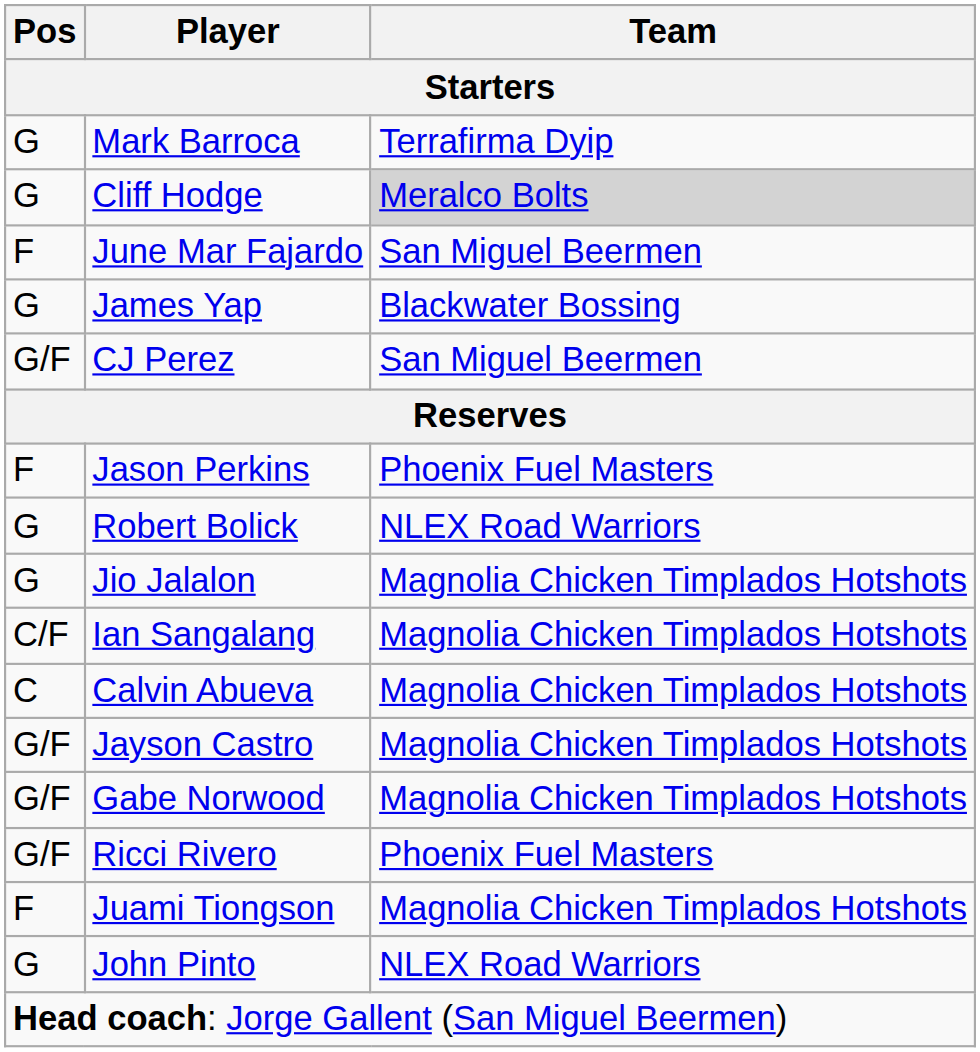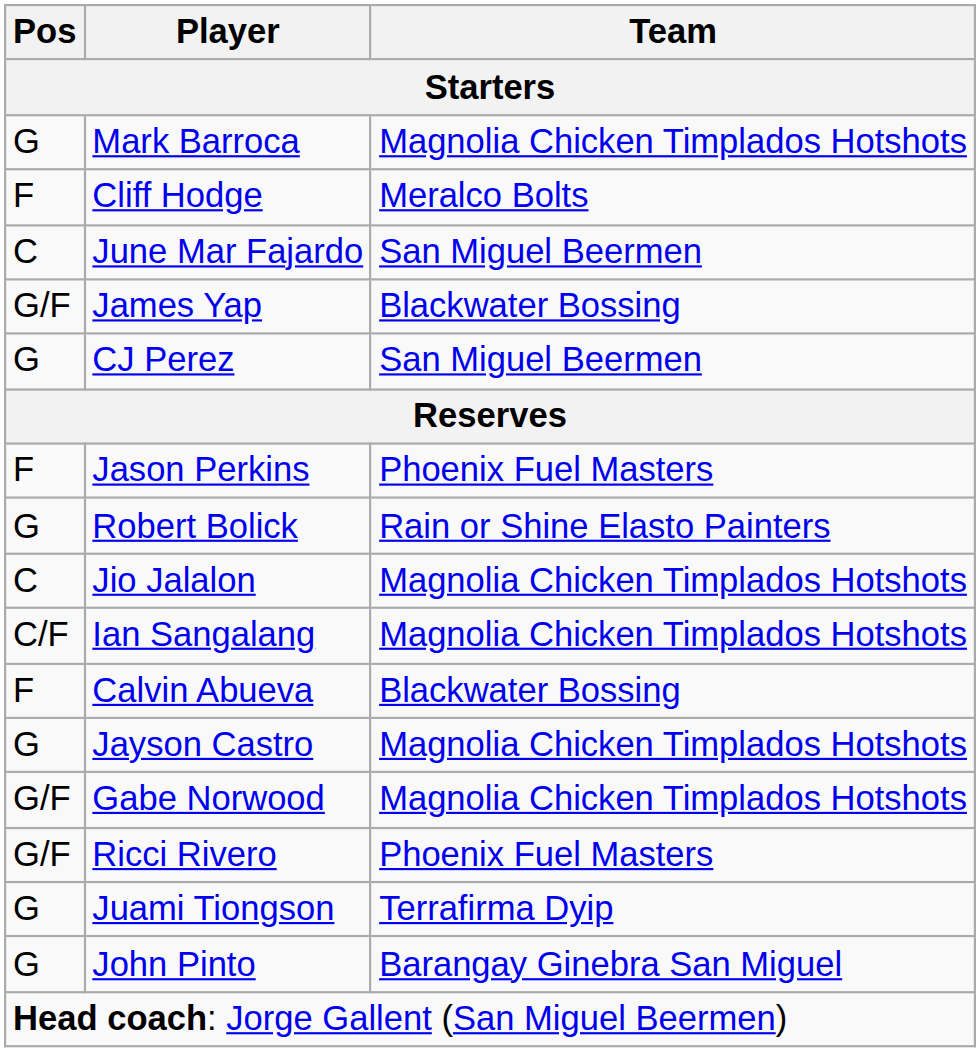(496, 141) Terrafirma Dyip -> (673, 141) Magnolia Chicken Timplados Hotshots
(26, 196) G -> (24, 196) F
(484, 196) lightgrey background -> (484, 196) no background
(24, 251) F -> (26, 251) C
(26, 305) G -> (42, 305) G/F
(42, 360) G/F -> (26, 360) G
(540, 525) NLEX Road Warriors -> (605, 525) Rain or Shine Elasto Painters
(26, 580) G -> (26, 580) C
(26, 689) C -> (24, 689) F
(673, 689) Magnolia Chicken Timplados Hotshots -> (530, 689) Blackwater Bossing
(42, 744) G/F -> (26, 744) G
(24, 908) F -> (26, 908) G
(673, 908) Magnolia Chicken Timplados Hotshots -> (496, 908) Terrafirma Dyip
(540, 963) NLEX Road Warriors -> (611, 963) Barangay Ginebra San Miguel
